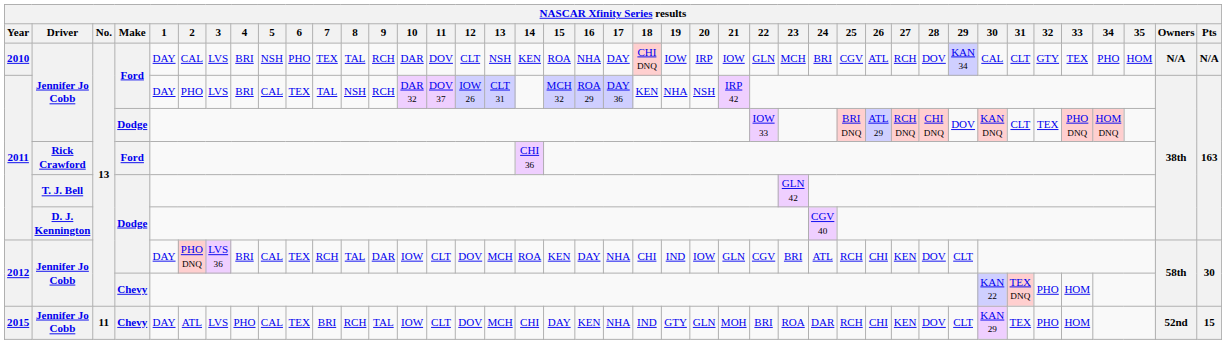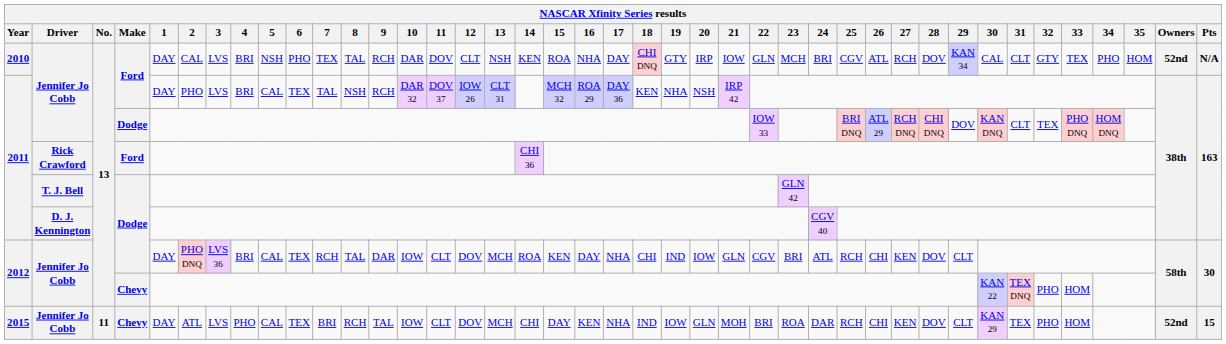(676, 59) IOW -> (676, 59) GTY
(1176, 59) N/A -> (1176, 59) 52nd
(676, 322) GTY -> (676, 322) IOW
